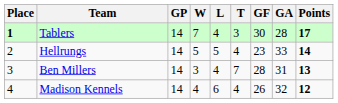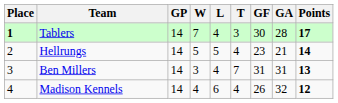(281, 51) 33 -> (281, 51) 21
(259, 70) 28 -> (259, 70) 31
